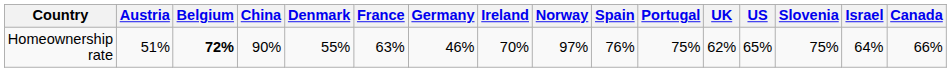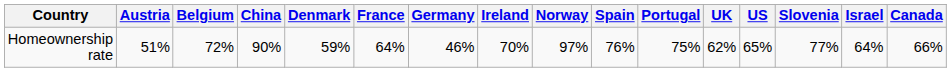(219, 47) bold -> (219, 47) normal
(336, 47) 55% -> (336, 47) 59%
(390, 47) 63% -> (390, 47) 64%
(824, 47) 75% -> (824, 47) 77%
